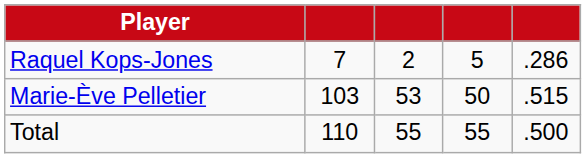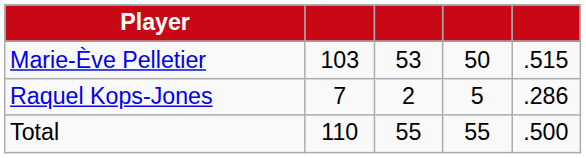rows swapped: (108, 96) <-> (111, 59)
